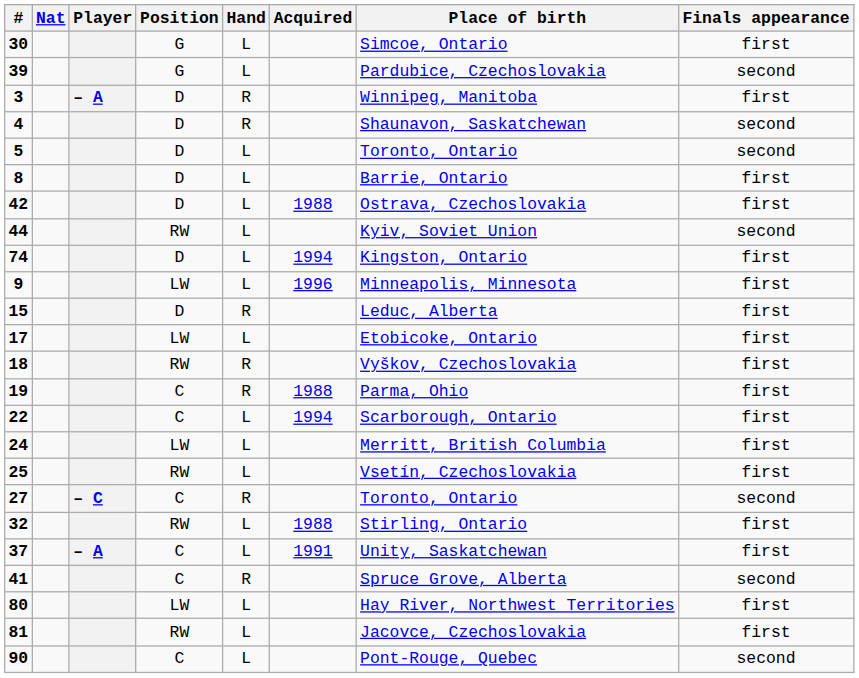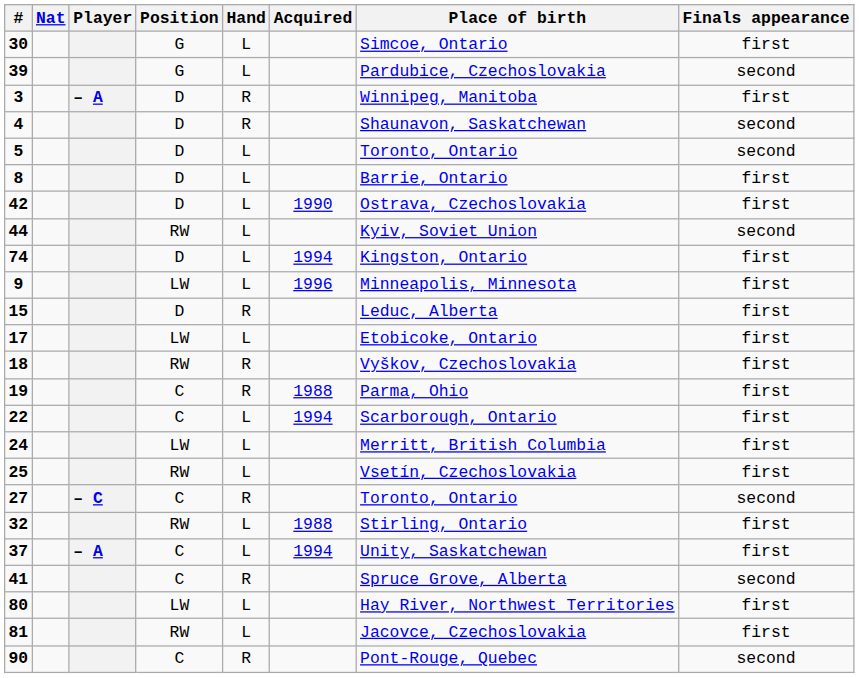(313, 205) 1988 -> (313, 205) 1990
(313, 552) 1991 -> (313, 552) 1994
(246, 659) L -> (246, 659) R
